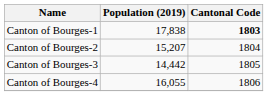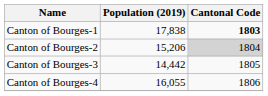(170, 47) 15,207 -> (170, 47) 15,206
(249, 47) no background -> (249, 47) lightgrey background
